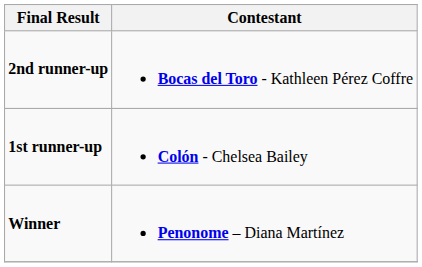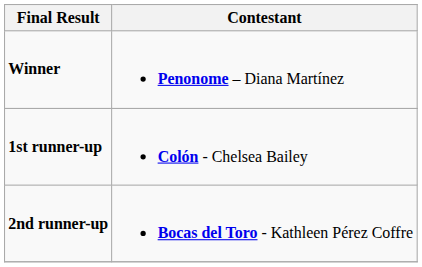rows swapped: (34, 223) <-> (58, 69)
